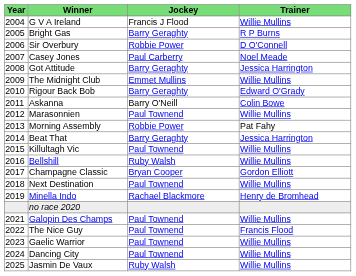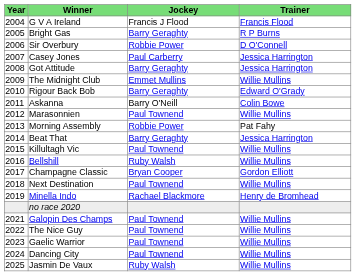(265, 22) Willie Mullins -> (267, 22) Francis Flood
(264, 56) Noel Meade -> (276, 56) Jessica Harrington
(267, 230) Francis Flood -> (265, 230) Willie Mullins
